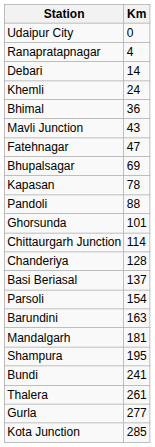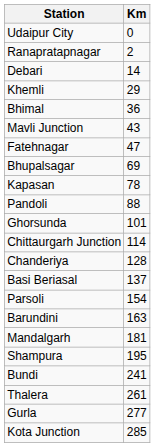(130, 52) 4 -> (130, 52) 2
(133, 90) 24 -> (133, 90) 29
